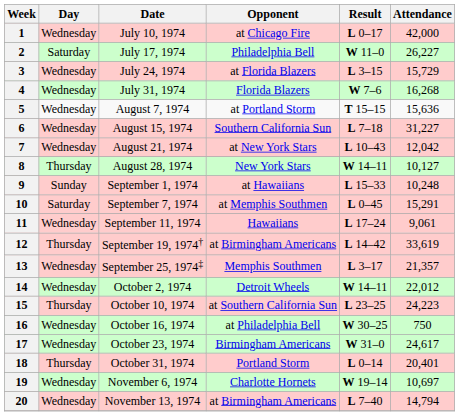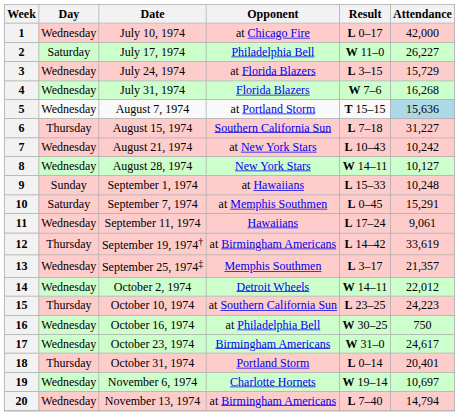(422, 109) no background -> (422, 109) lightblue background
(69, 128) Wednesday -> (69, 128) Thursday
(422, 147) 12,042 -> (422, 147) 10,242
(69, 166) Thursday -> (69, 166) Wednesday
